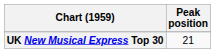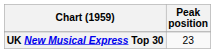(188, 40) 21 -> (188, 40) 23
